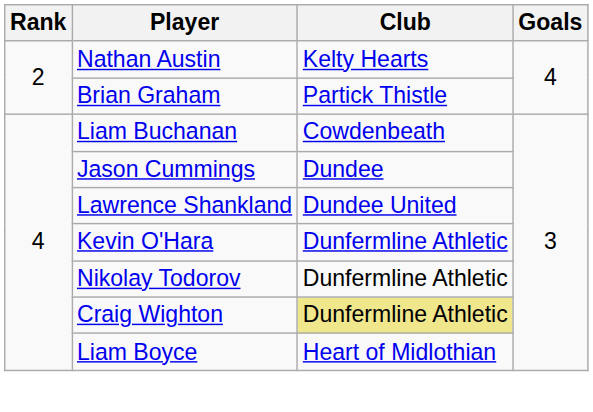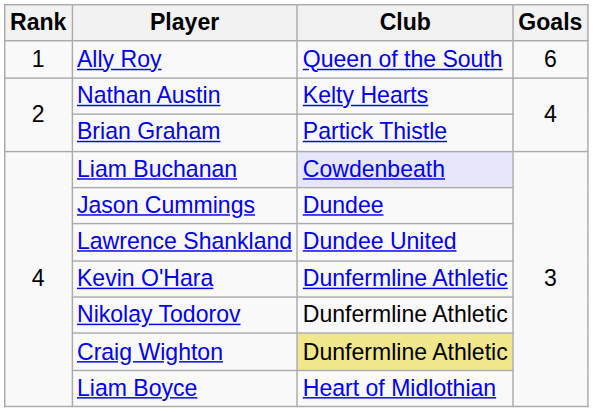+ row: (119, 59)
(374, 132) no background -> (374, 168) lavender background
